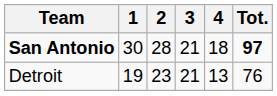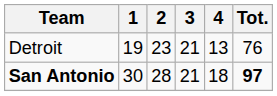rows swapped: (35, 76) <-> (62, 47)
